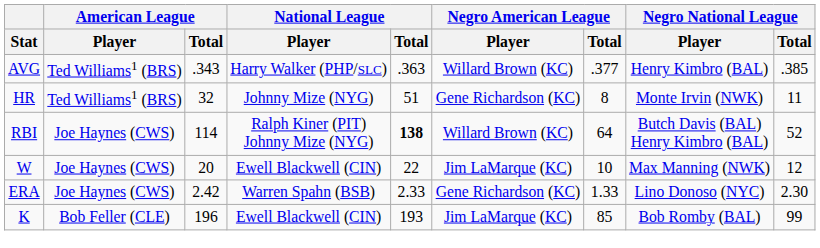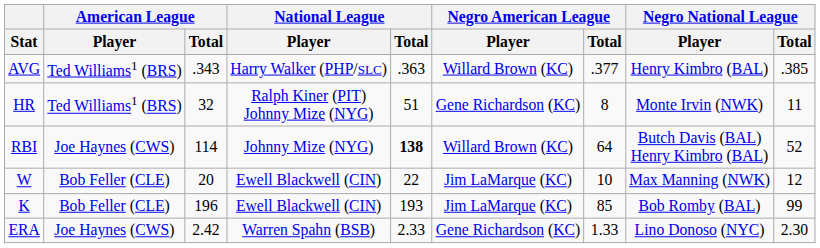(309, 97) Johnny Mize (NYG) -> (309, 104) Ralph Kiner (PIT) Johnny Mize (NYG)
(309, 133) Ralph Kiner (PIT) Johnny Mize (NYG) -> (309, 147) Johnny Mize (NYG)
(114, 167) Joe Haynes (CWS) -> (114, 180) Bob Feller (CLE)
rows swapped: (24, 192) <-> (24, 217)
